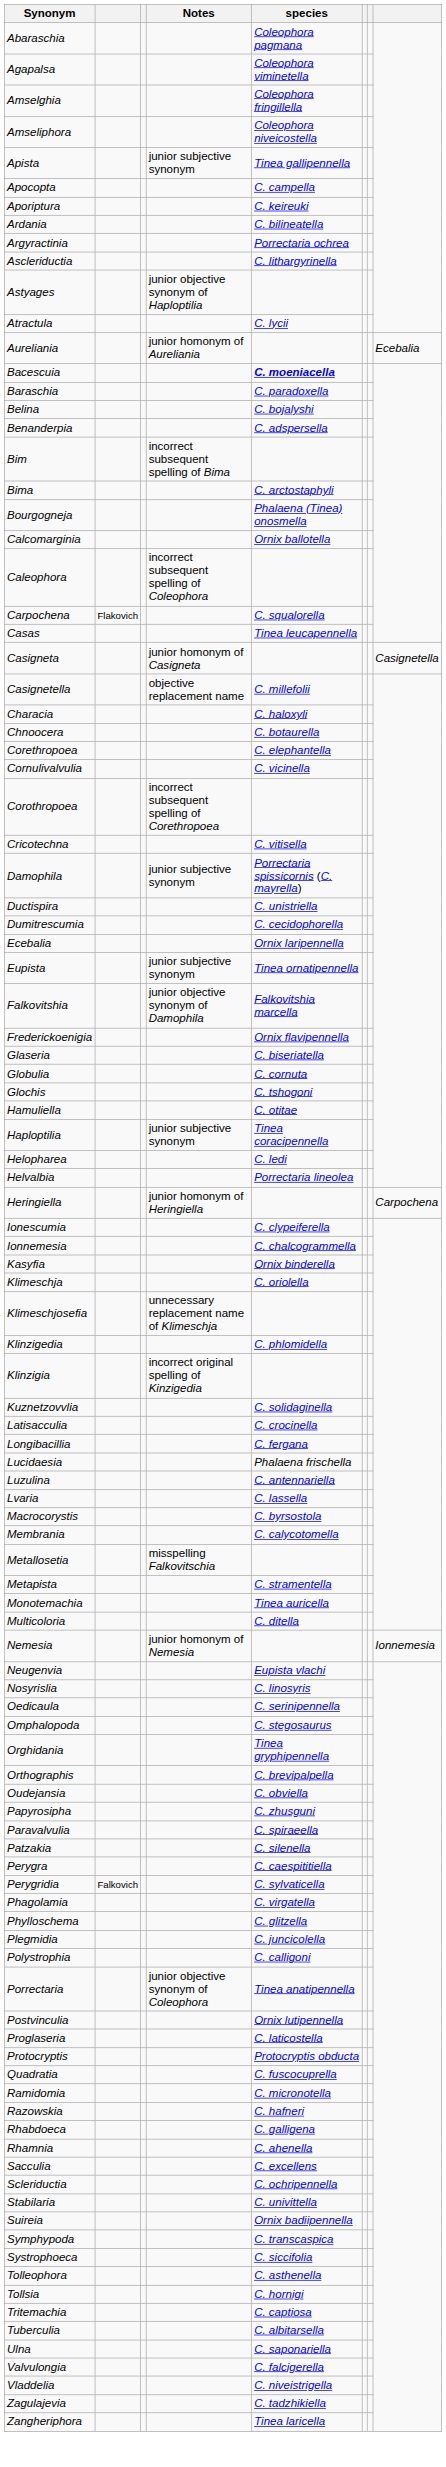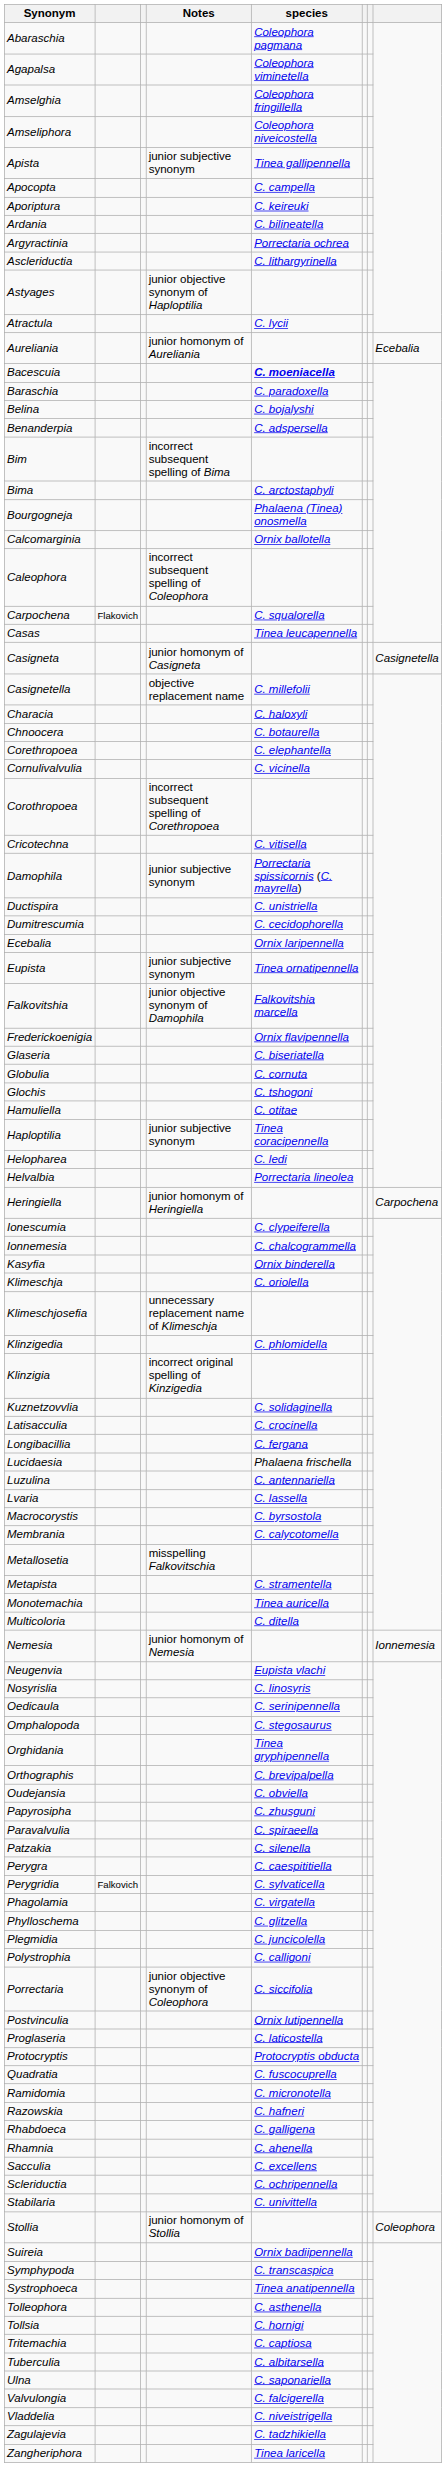(304, 1988) Tinea anatipennella -> (283, 1988) C. siccifolia
+ row: (23, 2227)
(283, 2257) C. siccifolia -> (304, 2288) Tinea anatipennella
